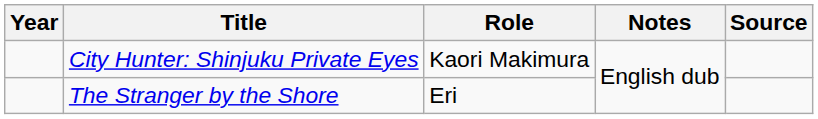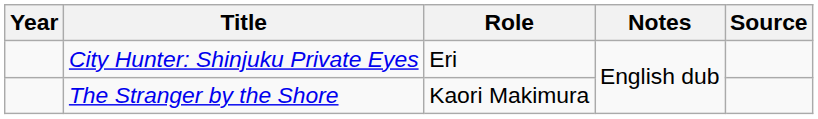(509, 58) Kaori Makimura -> (443, 58) Eri
(443, 95) Eri -> (509, 95) Kaori Makimura
